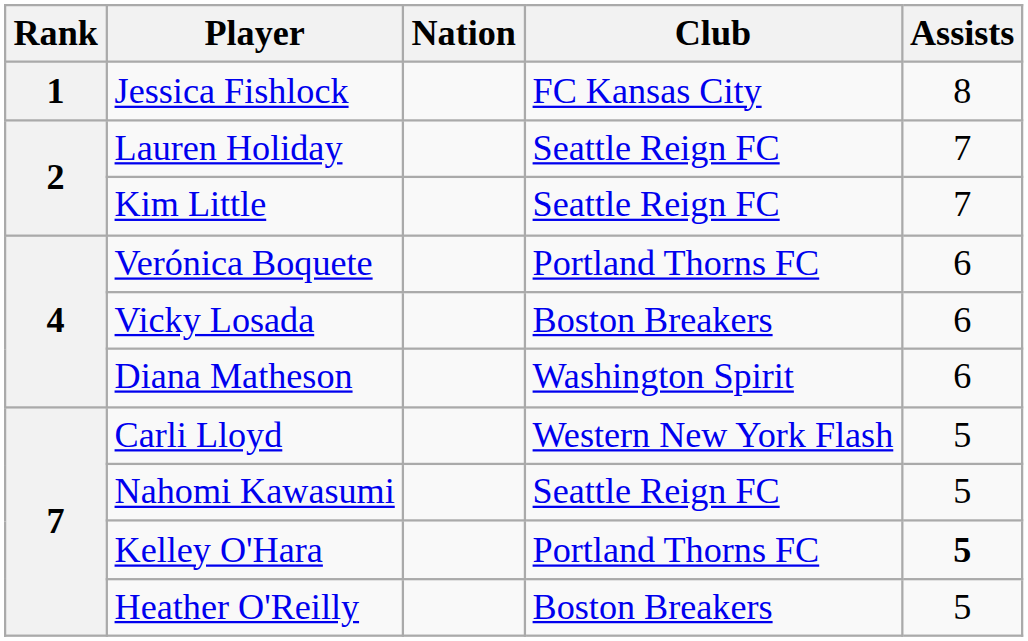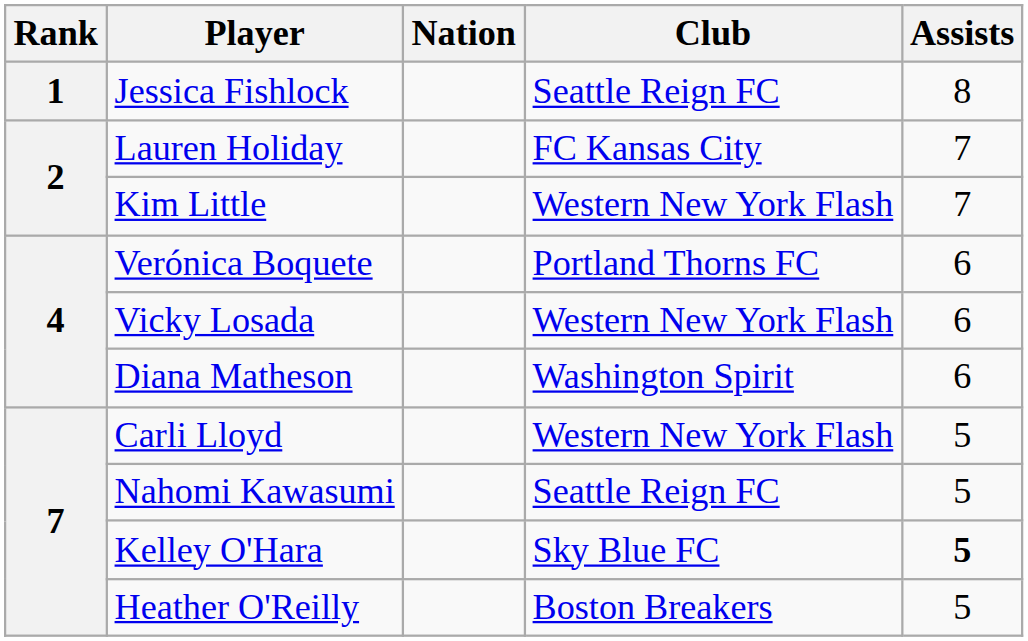(647, 90) FC Kansas City -> (656, 90) Seattle Reign FC
(656, 147) Seattle Reign FC -> (647, 147) FC Kansas City
(656, 205) Seattle Reign FC -> (713, 205) Western New York Flash
(653, 319) Boston Breakers -> (713, 319) Western New York Flash
(676, 549) Portland Thorns FC -> (626, 549) Sky Blue FC
